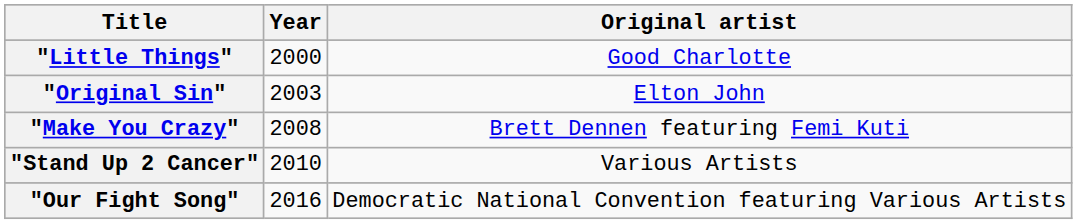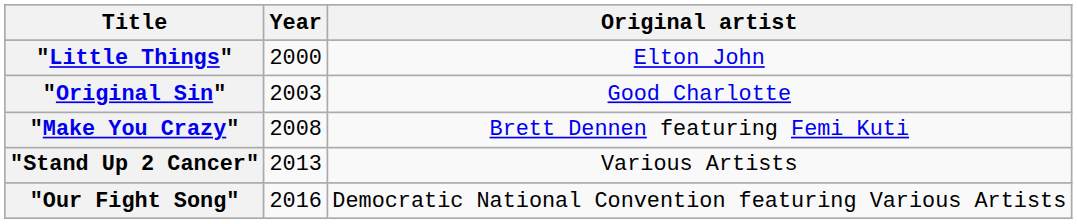(699, 58) Good Charlotte -> (699, 58) Elton John
(699, 94) Elton John -> (699, 94) Good Charlotte
(296, 165) 2010 -> (296, 165) 2013
